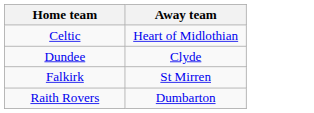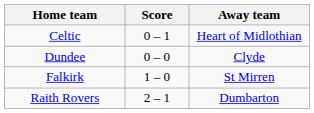+ column: (157, 14)
